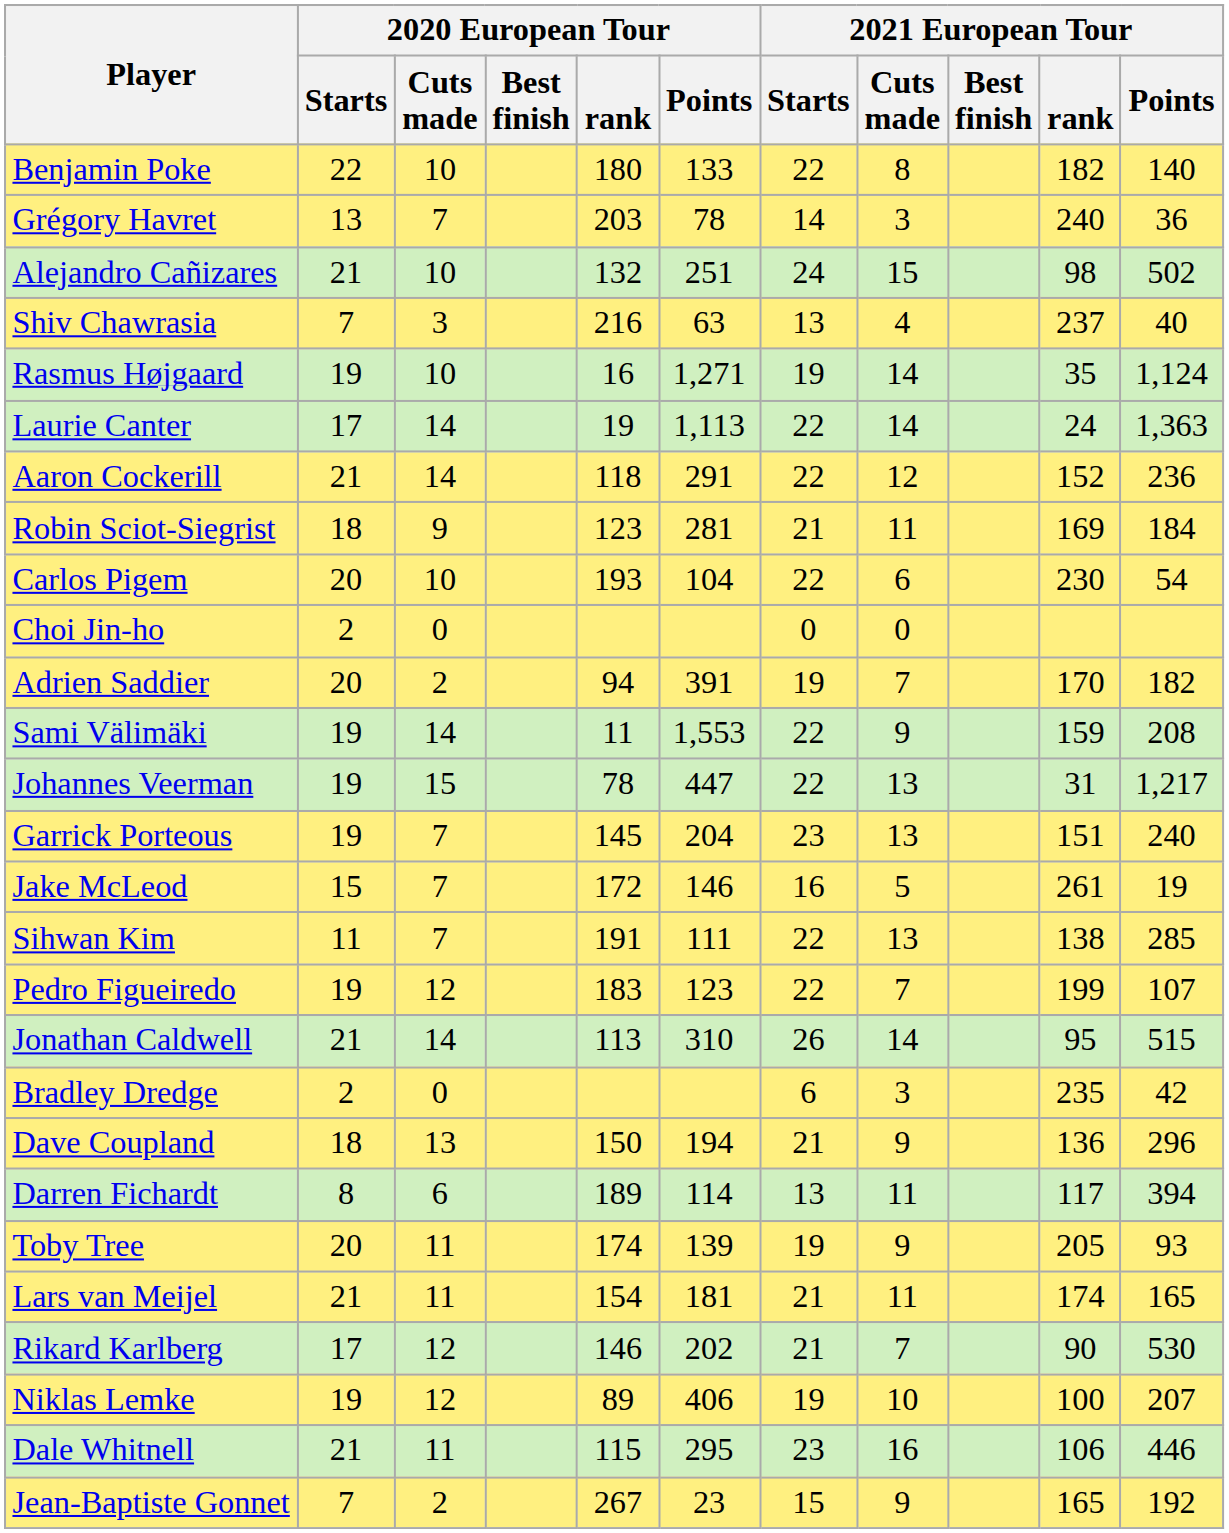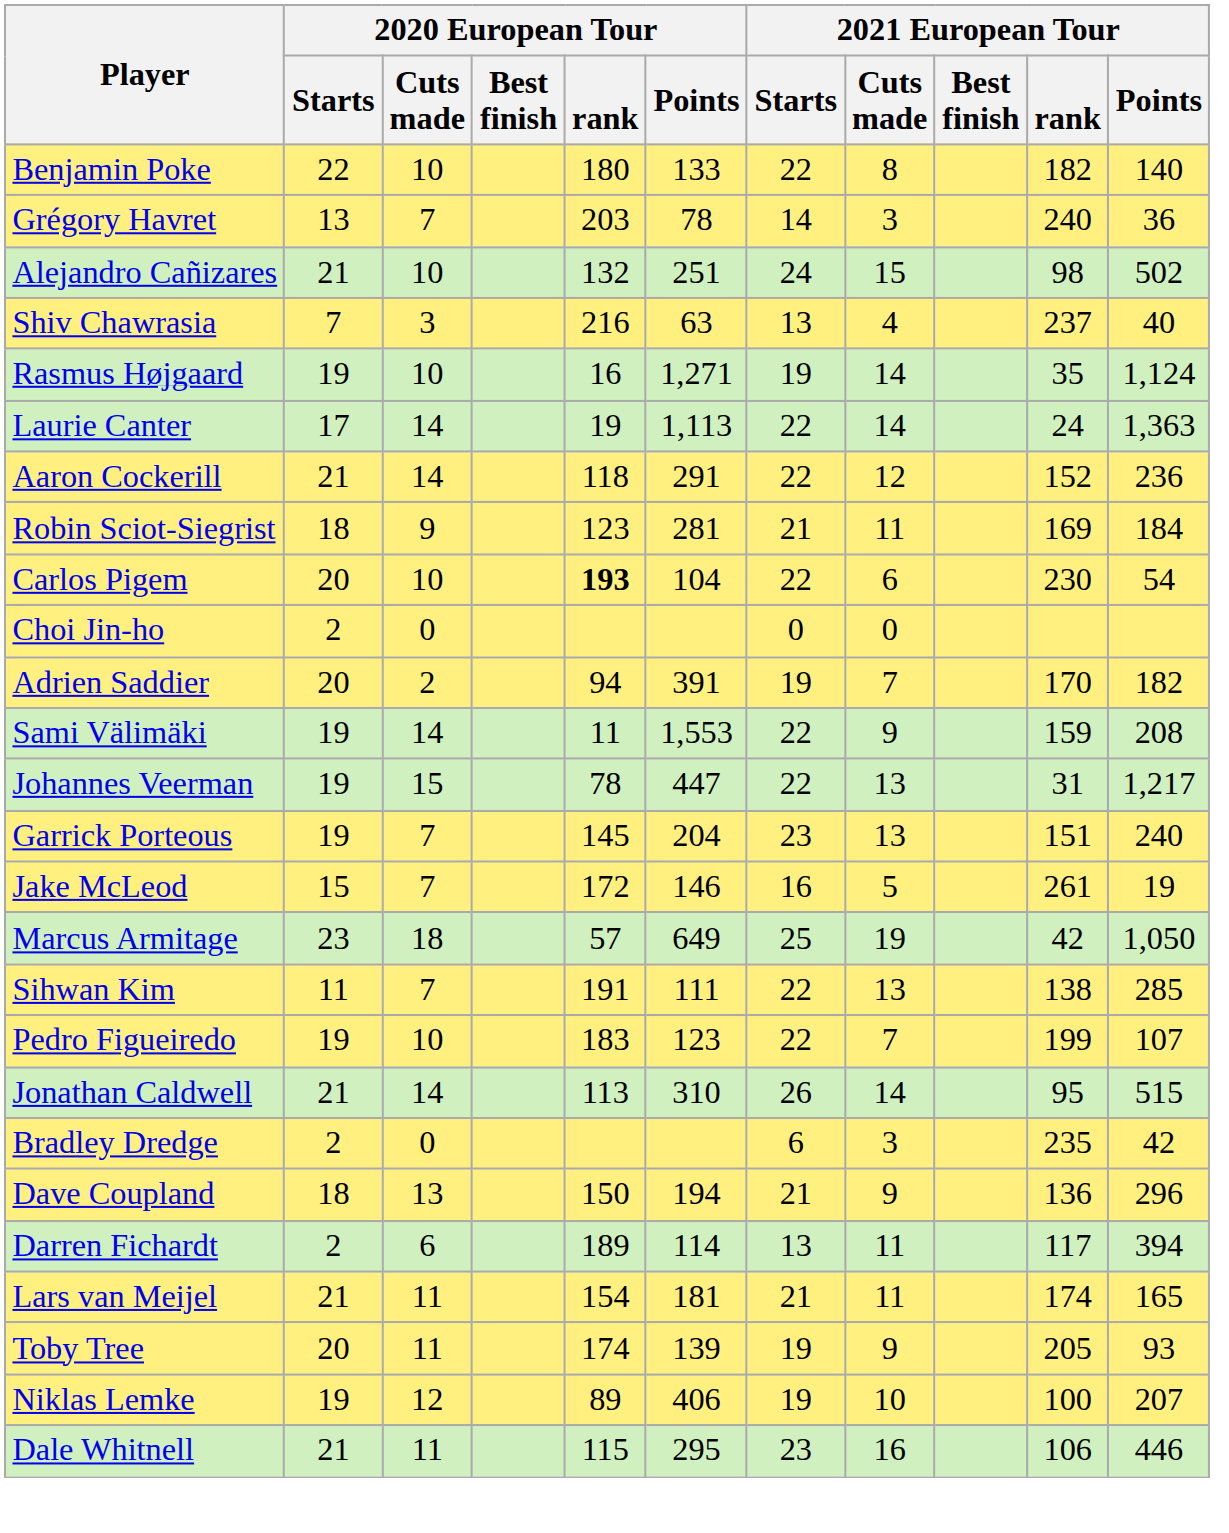(618, 579) normal -> (605, 579) bold
+ row: (125, 937)
(440, 989) 12 -> (427, 1040) 10
(346, 1194) 8 -> (333, 1245) 2
rows swapped: (115, 1296) <-> (78, 1245)
- row: (118, 1347)
- row: (151, 1501)
